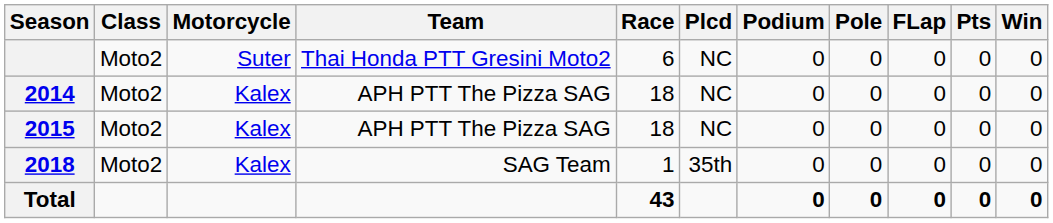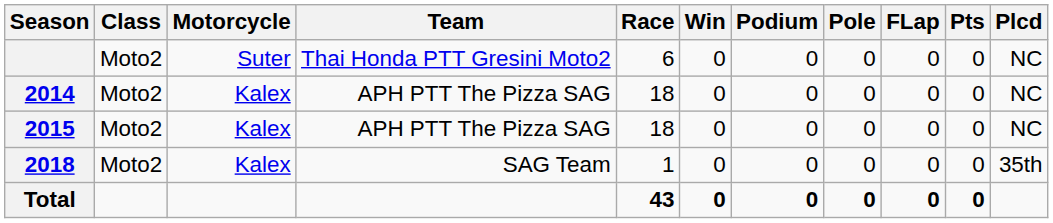columns swapped: (1022, 22) <-> (708, 22)
